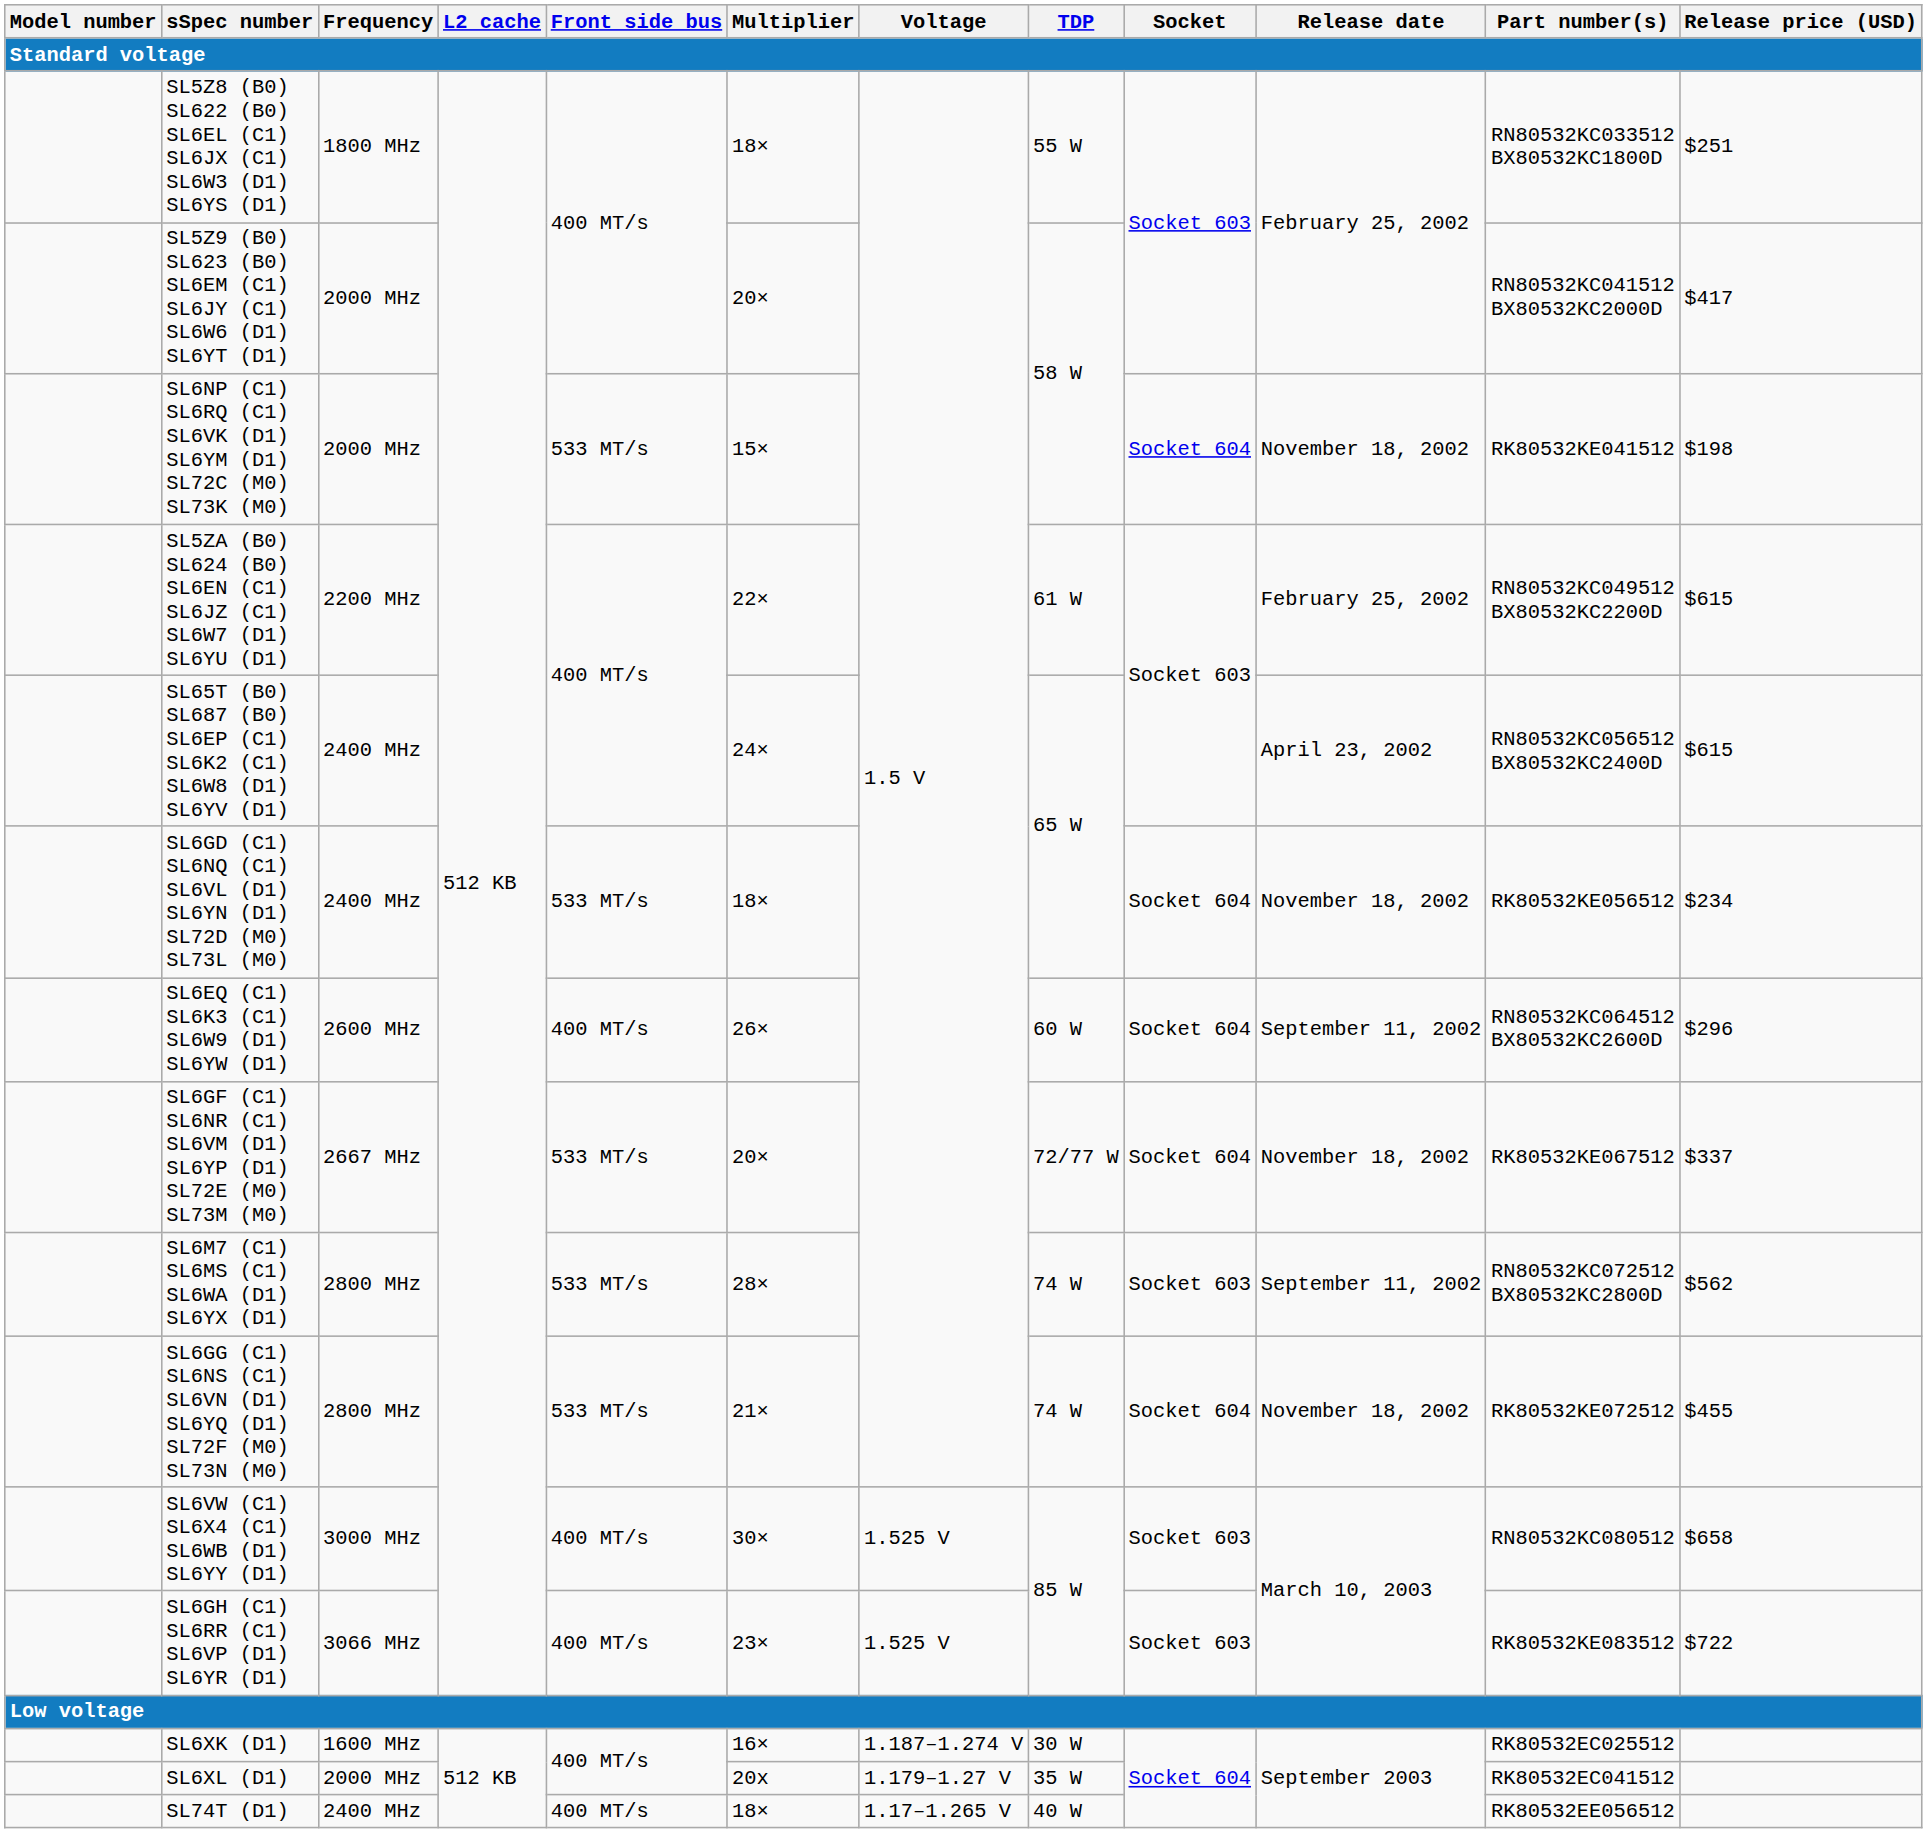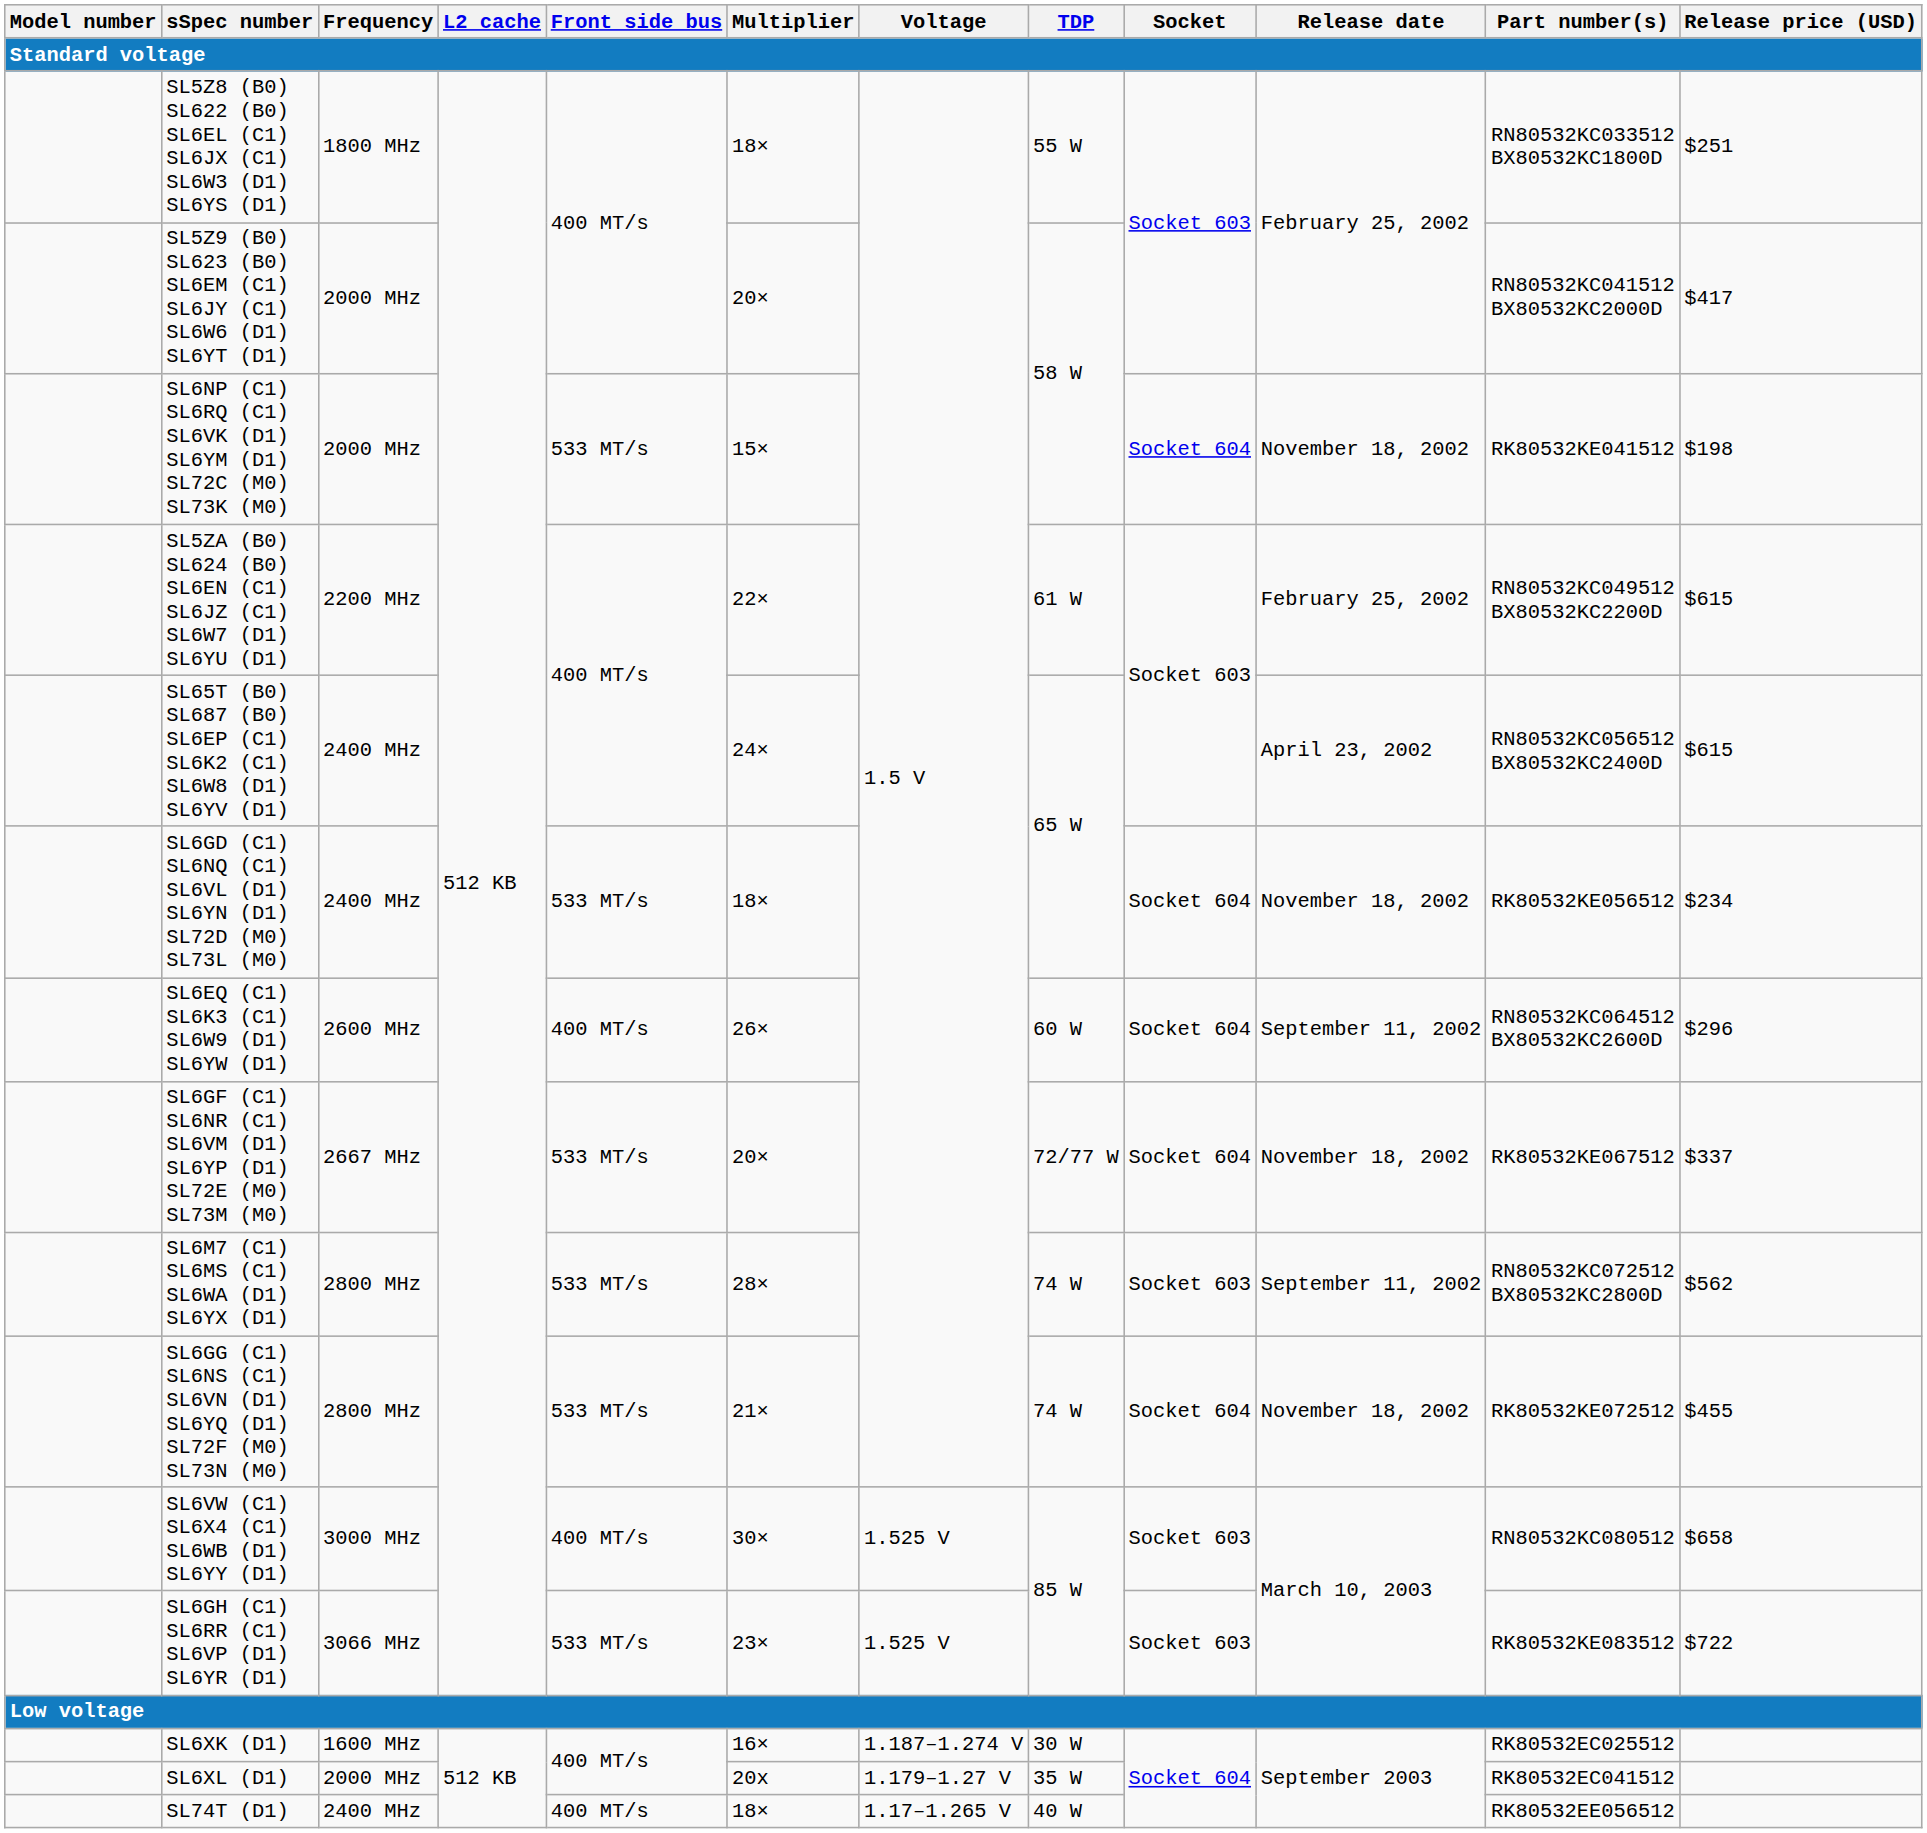(600, 1643) 400 MT/s -> (600, 1643) 533 MT/s
